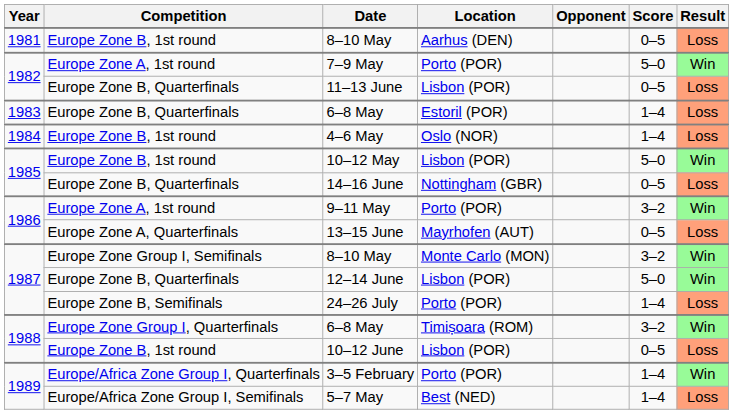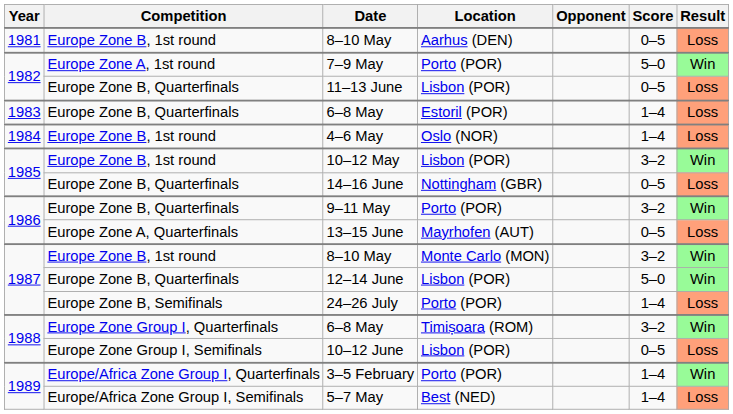(653, 160) 5–0 -> (653, 160) 3–2
(131, 208) Europe Zone A, 1st round -> (143, 208) Europe Zone B, Quarterfinals
(155, 256) Europe Zone Group I, Semifinals -> (132, 256) Europe Zone B, 1st round
(132, 350) Europe Zone B, 1st round -> (155, 350) Europe Zone Group I, Semifinals
